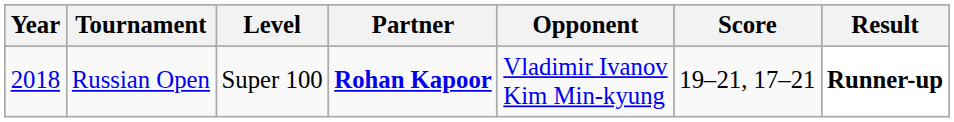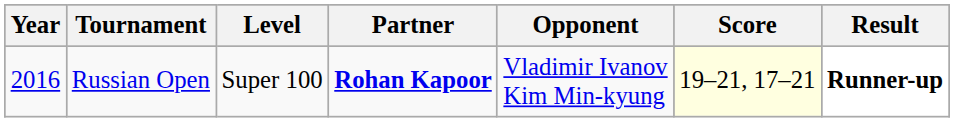(35, 80) 2018 -> (35, 80) 2016
(747, 80) no background -> (747, 80) lightyellow background
